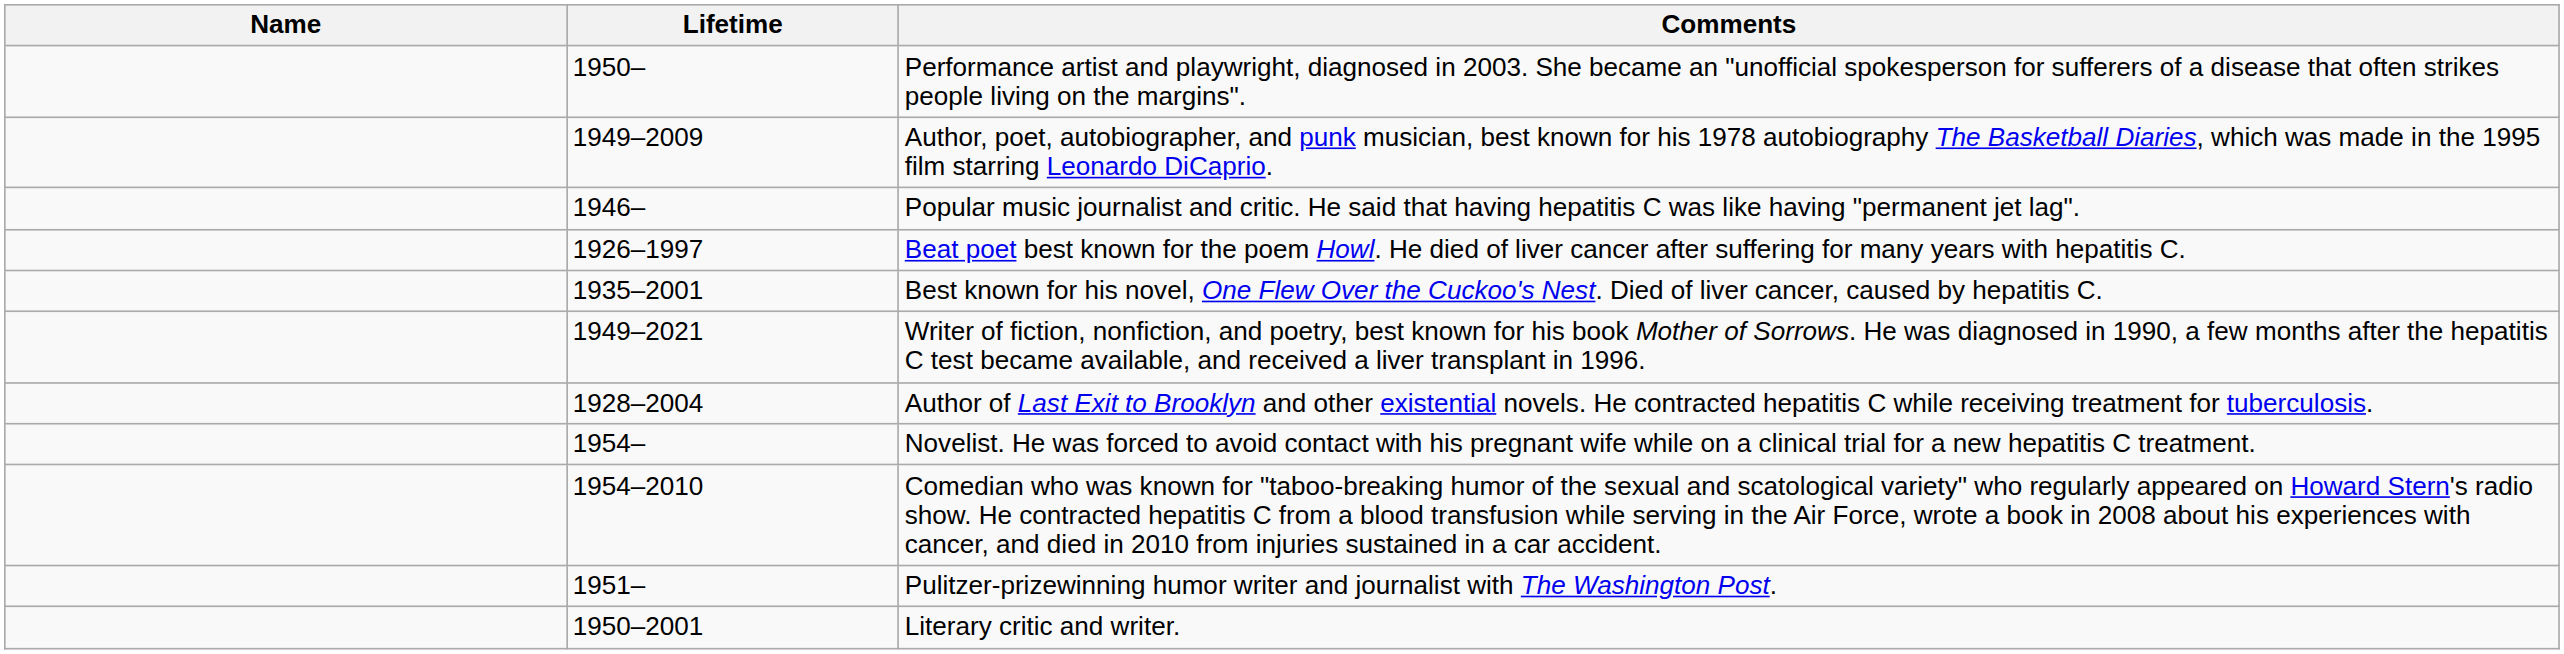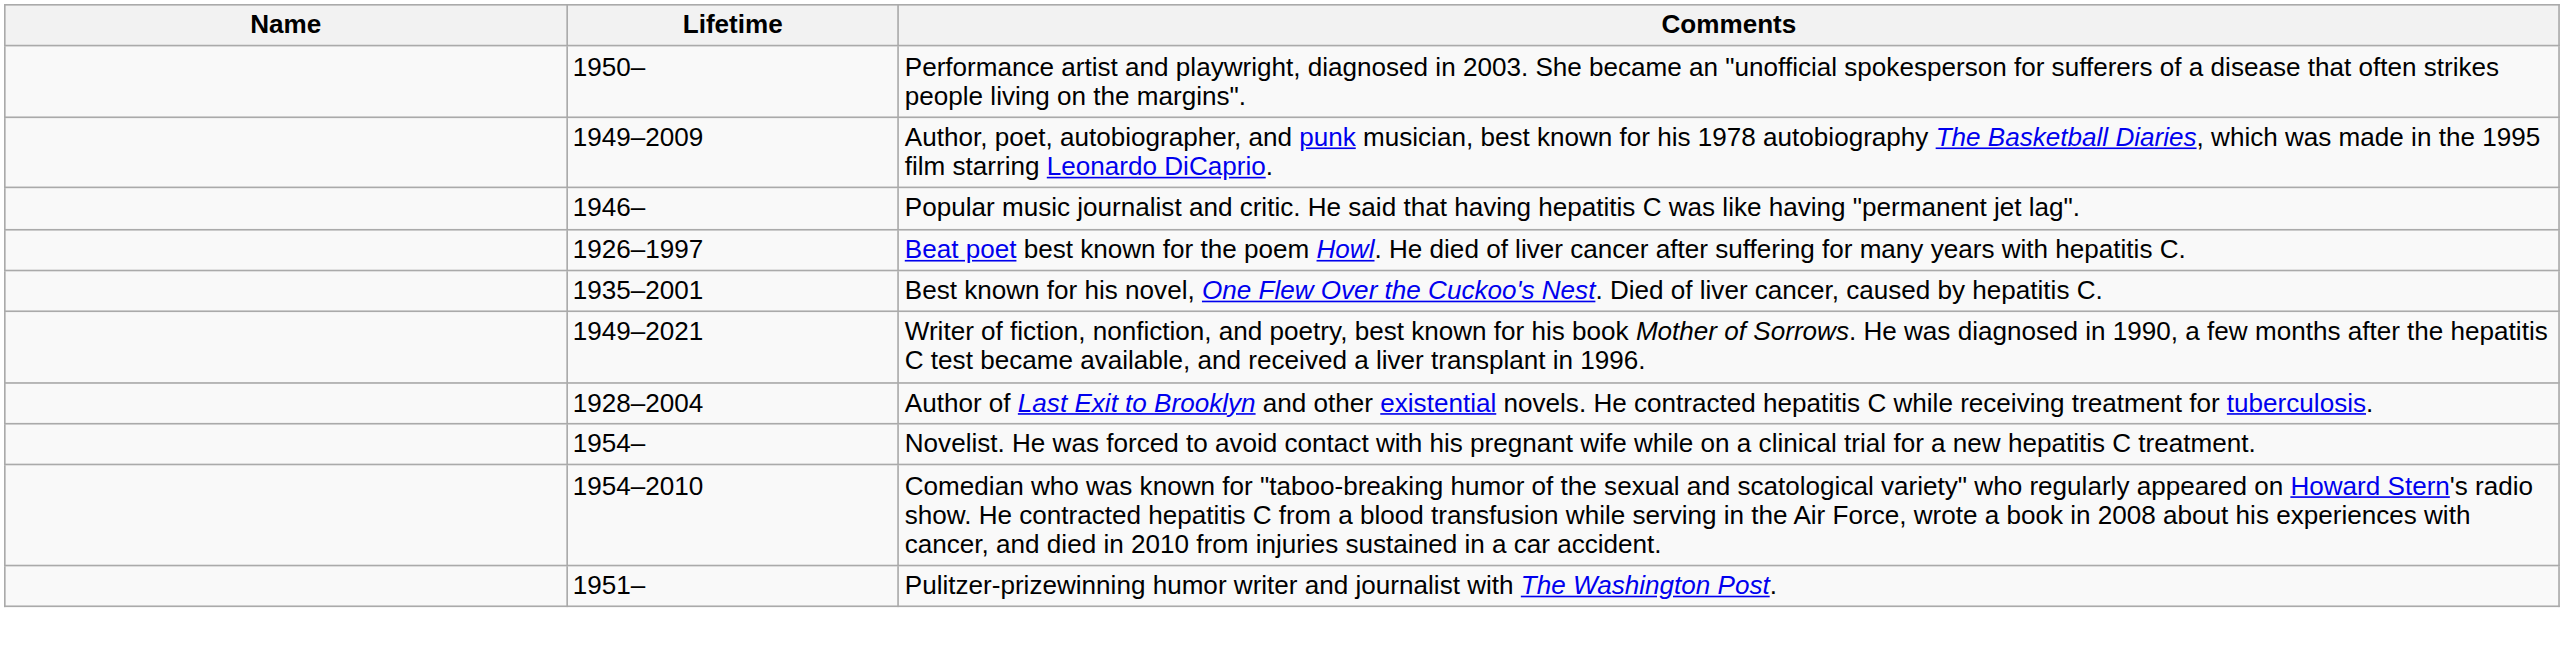- row: (1042, 626)
